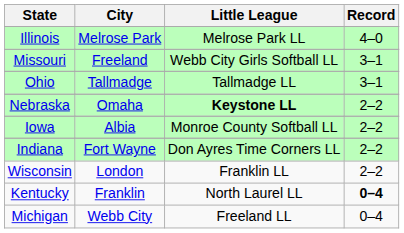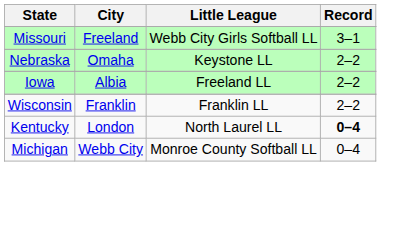- row: (40, 37)
- row: (40, 82)
(254, 104) bold -> (234, 60) normal
(254, 127) Monroe County Softball LL -> (234, 82) Freeland LL
- row: (40, 149)
(120, 171) London -> (111, 104) Franklin
(120, 194) Franklin -> (111, 127) London
(254, 216) Freeland LL -> (234, 149) Monroe County Softball LL
